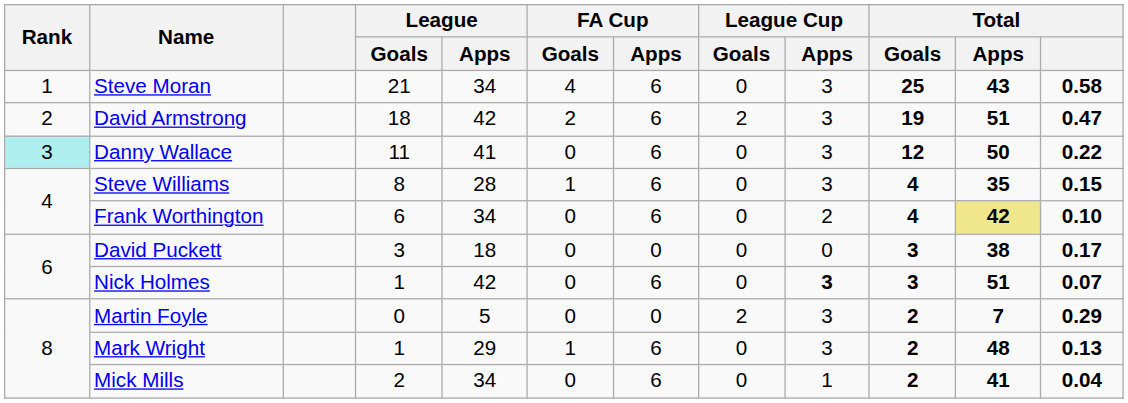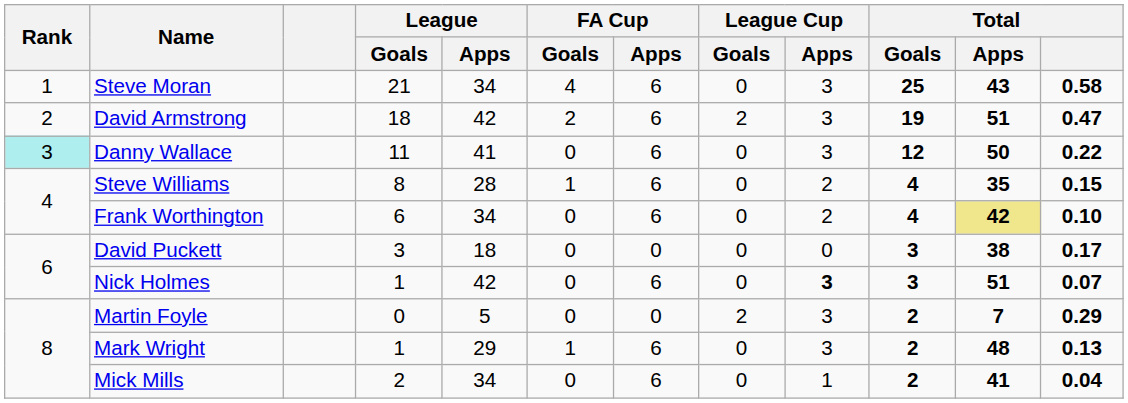(827, 184) 3 -> (827, 184) 2
